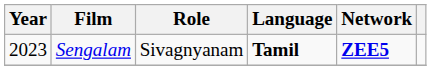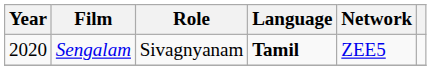(28, 49) 2023 -> (28, 49) 2020
(365, 49) bold -> (364, 49) normal
